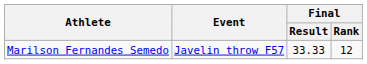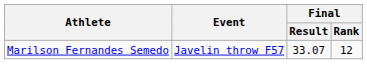(309, 49) 33.33 -> (309, 49) 33.07
